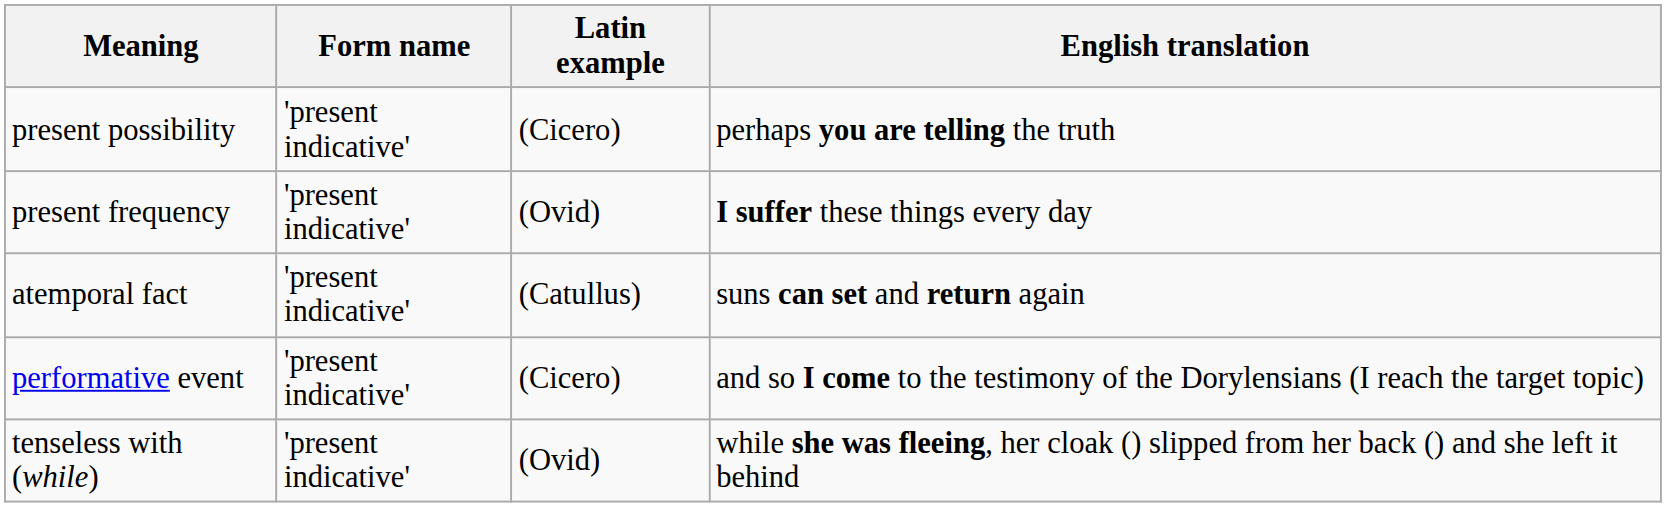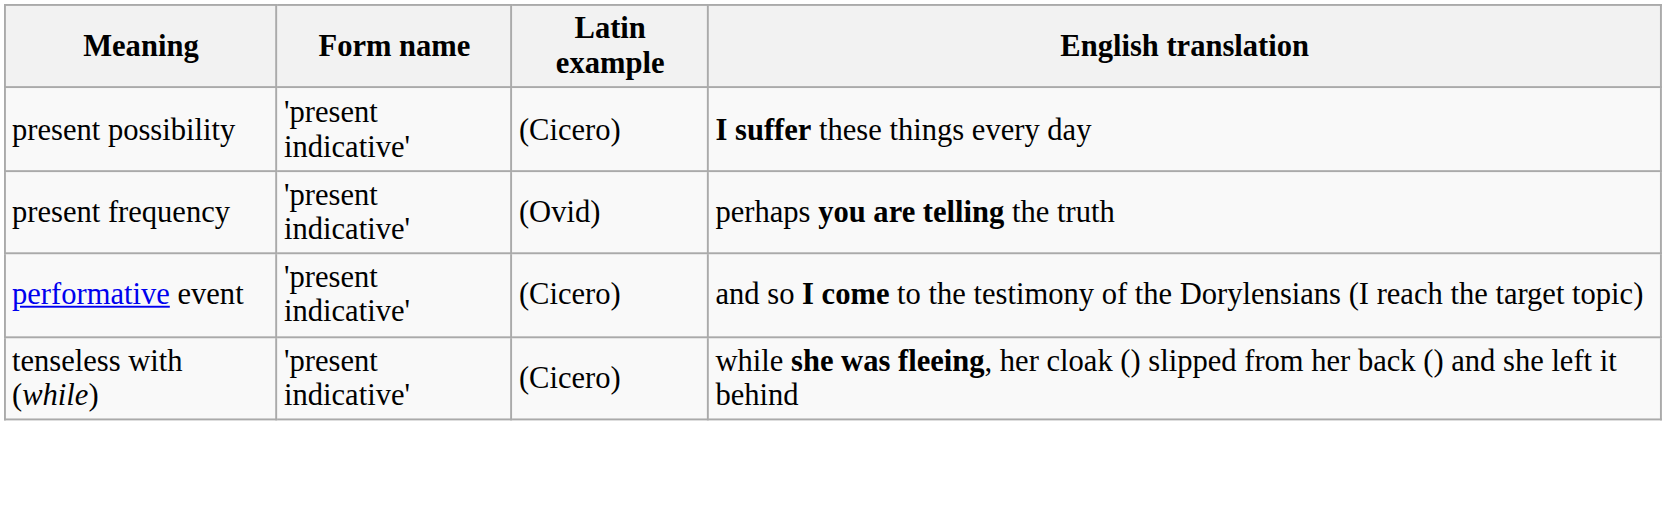(916, 128) perhaps you are telling the truth -> (903, 128) I suffer these things every day
(904, 211) I suffer these things every day -> (915, 211) perhaps you are telling the truth
- row: (100, 294)
(559, 460) (Ovid) -> (570, 377) (Cicero)
